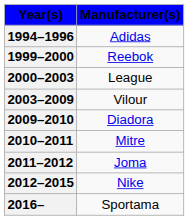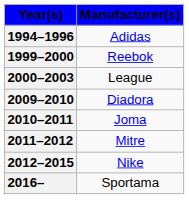- row: (41, 99)
(130, 141) Mitre -> (130, 120) Joma
(130, 162) Joma -> (130, 141) Mitre
